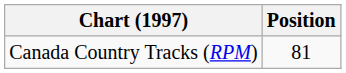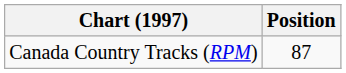(301, 52) 81 -> (301, 52) 87
